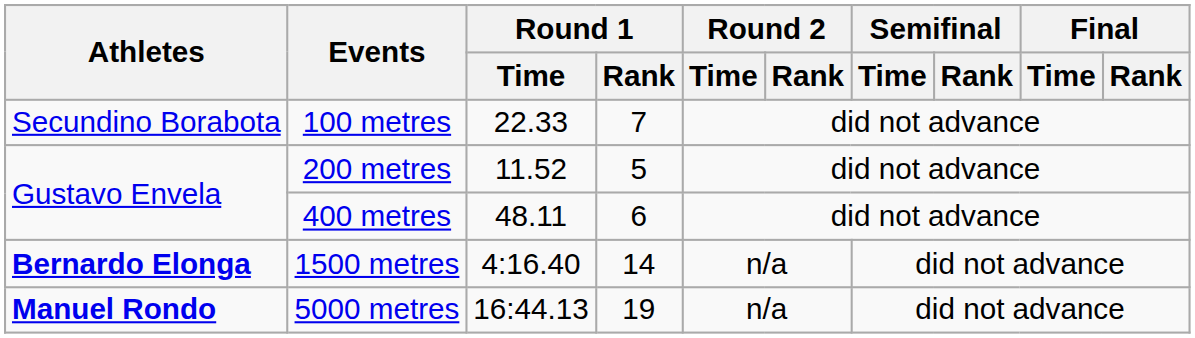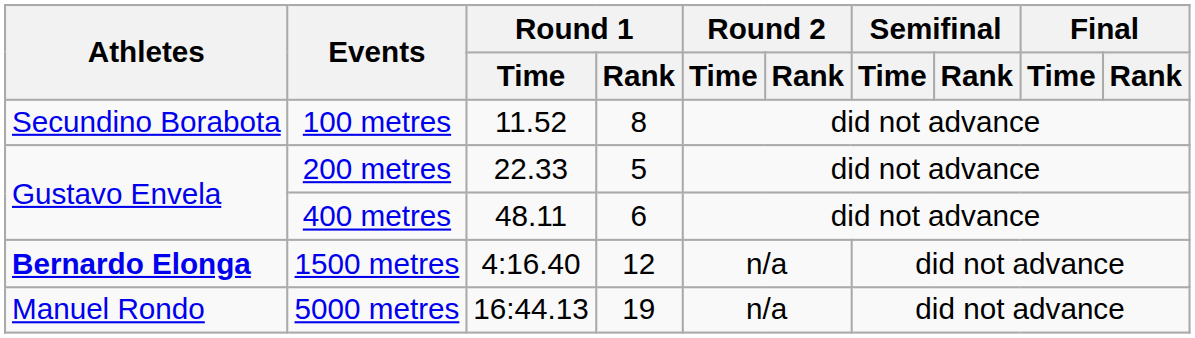(531, 123) 22.33 -> (531, 123) 11.52
(639, 123) 7 -> (639, 123) 8
(531, 169) 11.52 -> (531, 169) 22.33
(639, 263) 14 -> (639, 263) 12
(114, 310) bold -> (108, 310) normal
